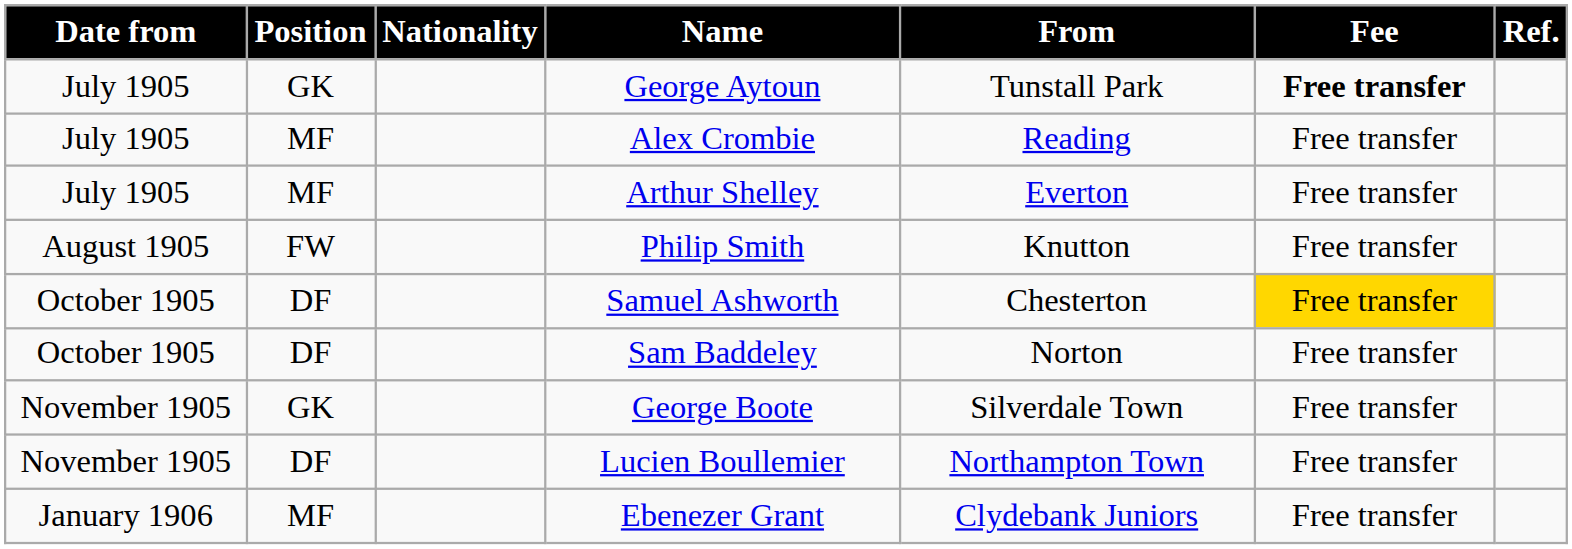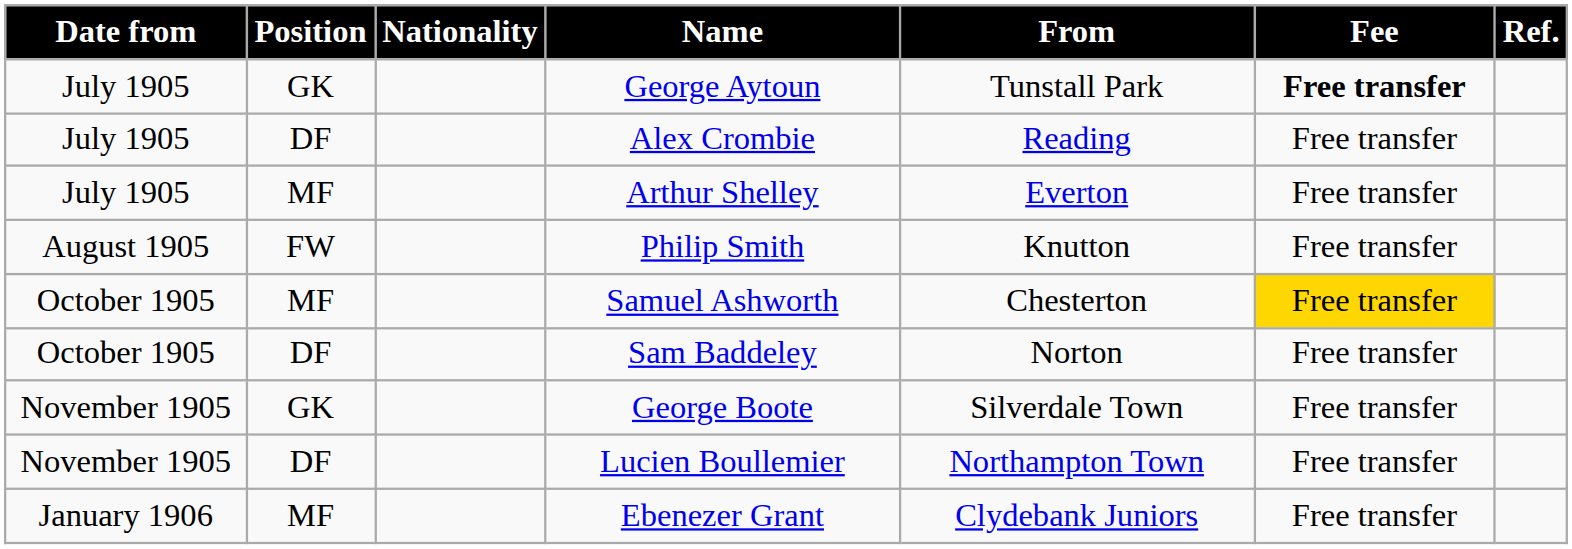(311, 139) MF -> (311, 139) DF
(311, 300) DF -> (311, 300) MF
